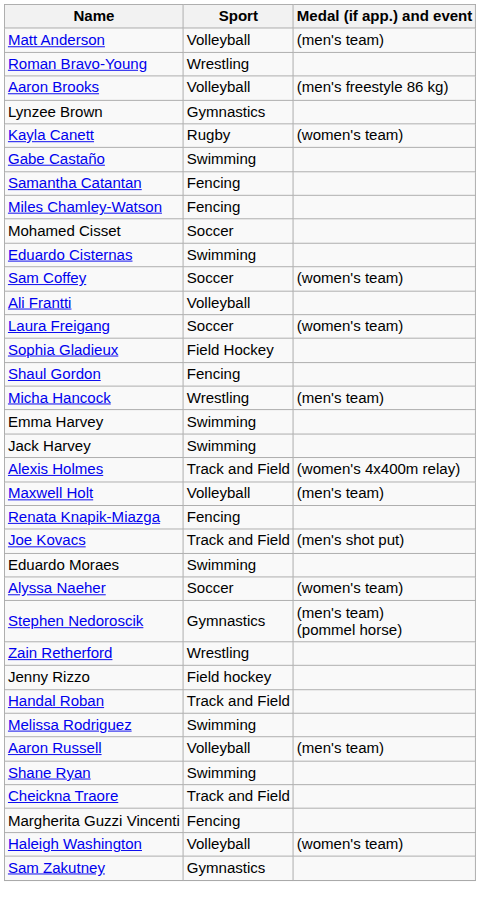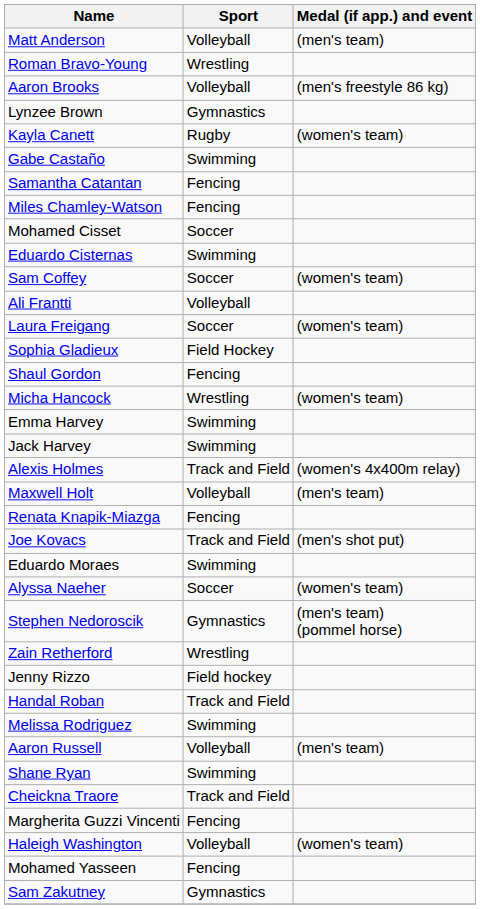(340, 398) (men's team) -> (350, 398) (women's team)
+ row: (72, 868)
